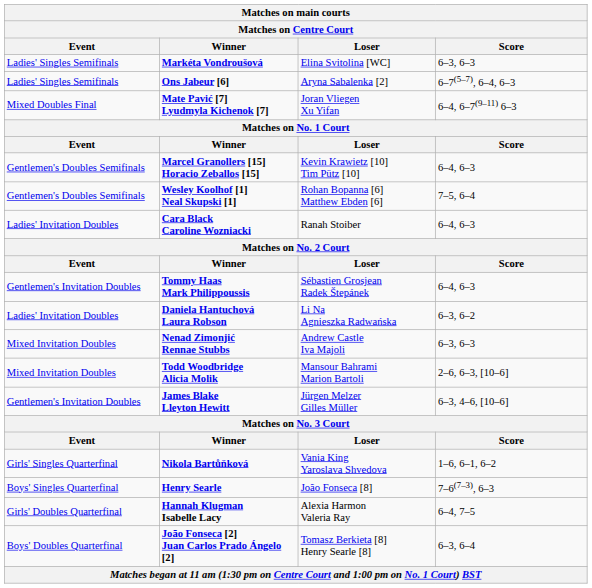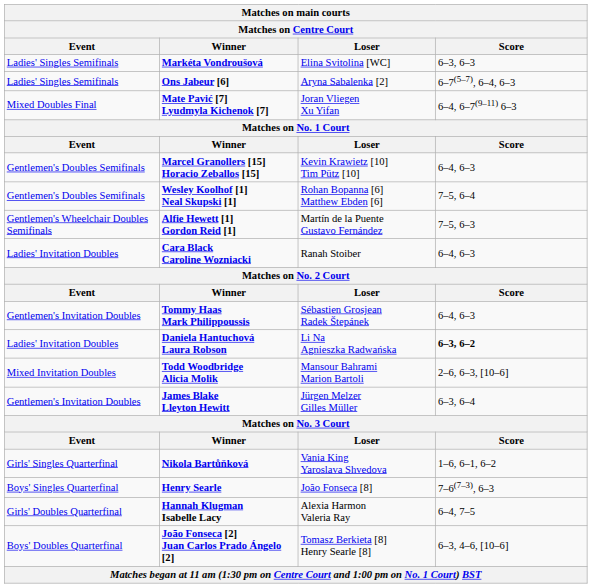+ row: (199, 224)
(457, 315) normal -> (457, 344) bold
- row: (198, 344)
(473, 401) 6–3, 4–6, [10–6] -> (457, 401) 6–3, 6–4
(457, 546) 6–3, 6–4 -> (473, 546) 6–3, 4–6, [10–6]
